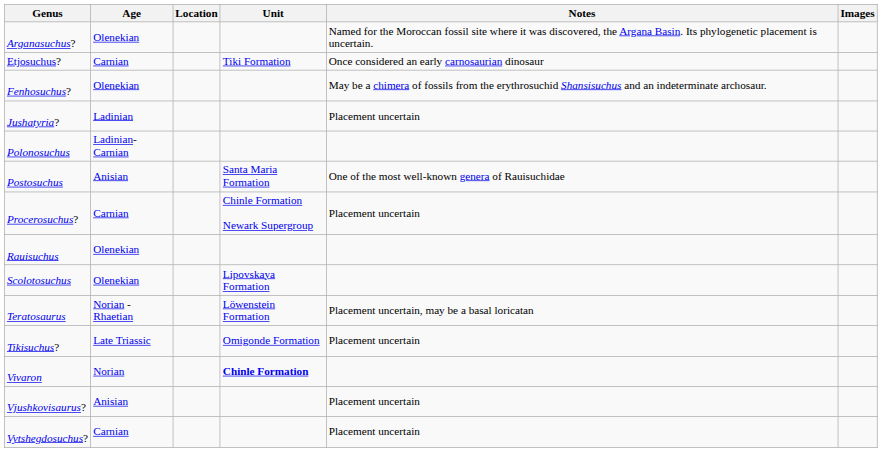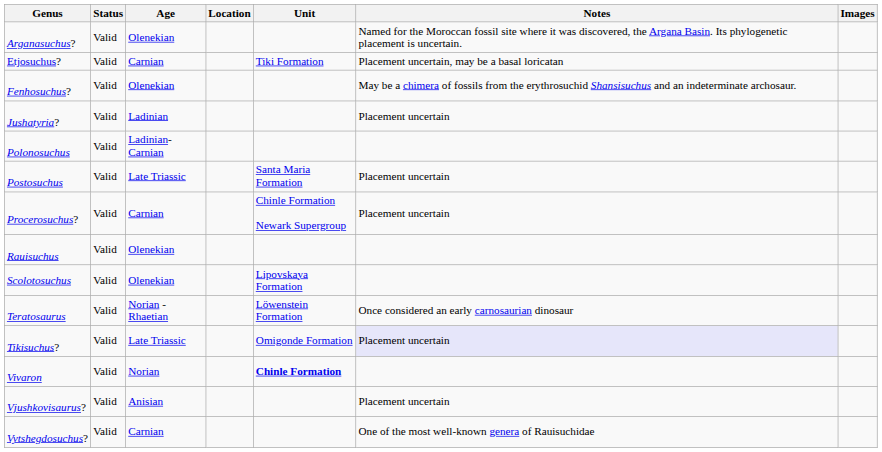+ column: (108, 13)
(436, 61) Once considered an early carnosaurian dinosaur -> (461, 61) Placement uncertain, may be a basal loricatan
(111, 176) Anisian -> (157, 176) Late Triassic
(447, 176) One of the most well-known genera of Rauisuchidae -> (404, 176) Placement uncertain
(431, 310) Placement uncertain, may be a basal loricatan -> (466, 310) Once considered an early carnosaurian dinosaur
(374, 341) no background -> (404, 341) lavender background
(374, 432) Placement uncertain -> (476, 432) One of the most well-known genera of Rauisuchidae
